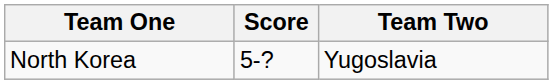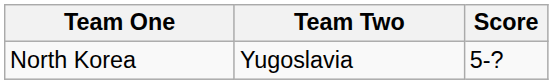columns swapped: (433, 23) <-> (276, 23)
